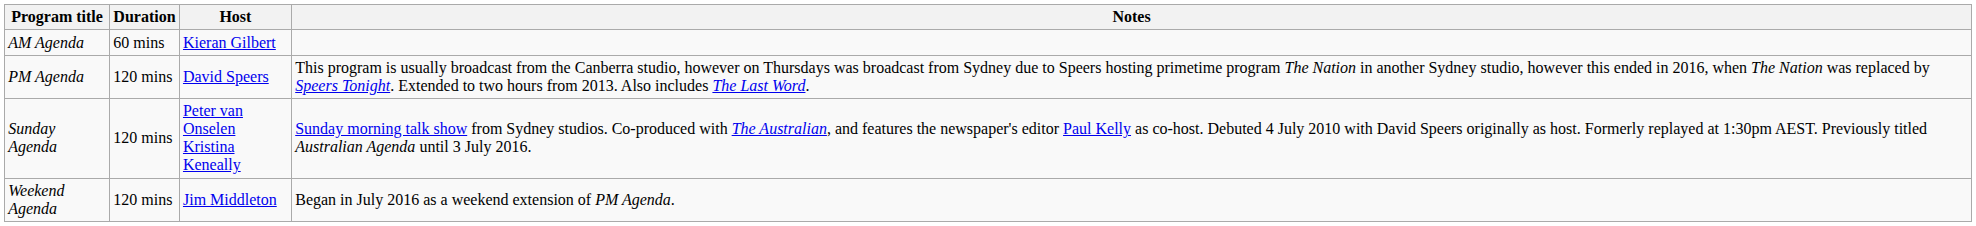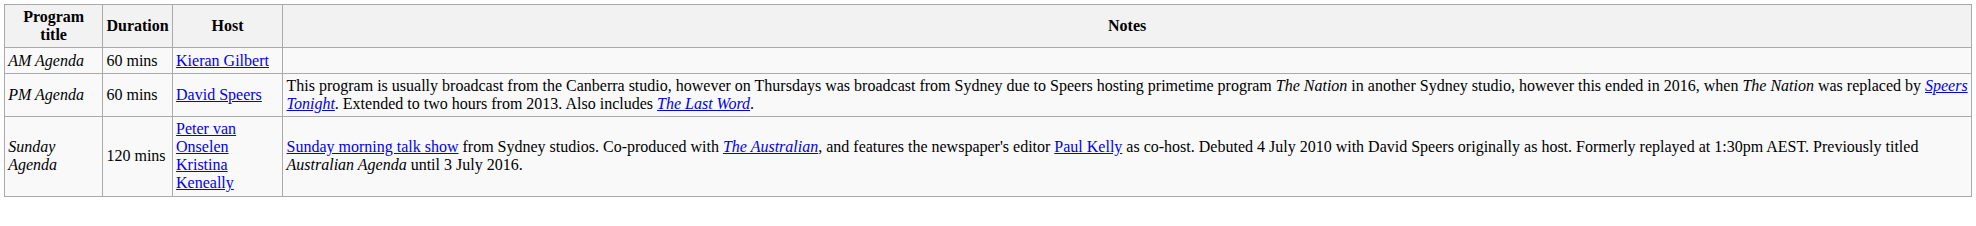(143, 76) 120 mins -> (132, 94) 60 mins
- row: (36, 199)
